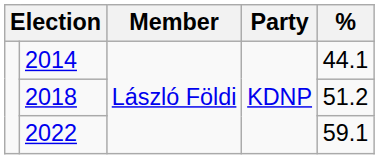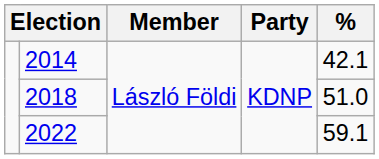(346, 60) 44.1 -> (346, 60) 42.1
(346, 97) 51.2 -> (346, 97) 51.0
